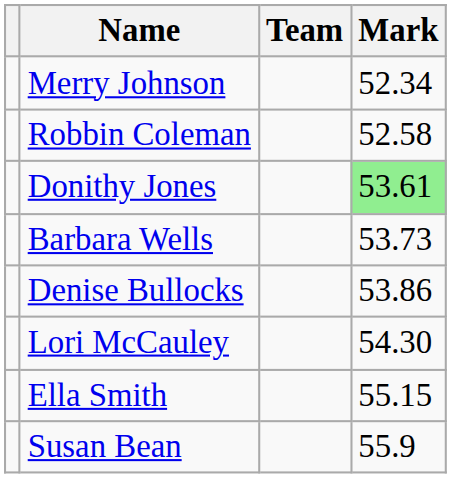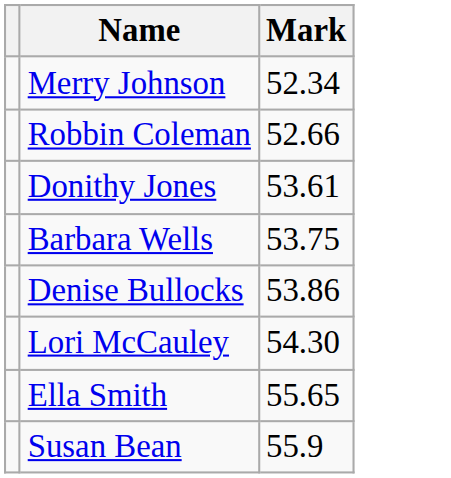- column: (305, 30)
(395, 134) 52.58 -> (303, 134) 52.66
(395, 186) lightgreen background -> (303, 186) no background
(395, 238) 53.73 -> (303, 238) 53.75
(395, 394) 55.15 -> (303, 394) 55.65
